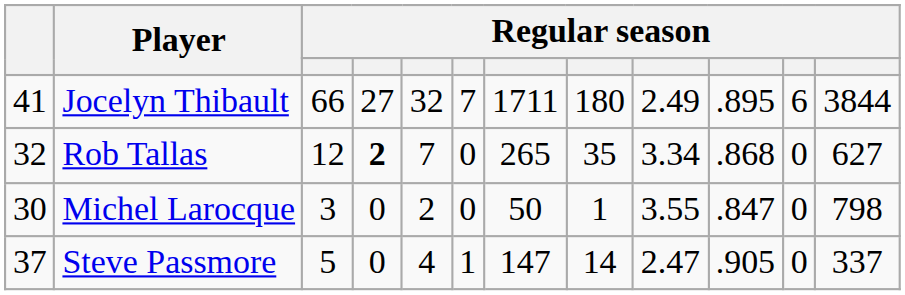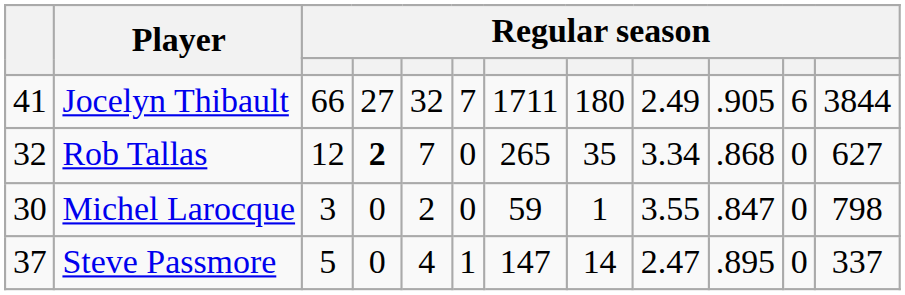(745, 100) .895 -> (745, 100) .905
(525, 208) 50 -> (525, 208) 59
(745, 262) .905 -> (745, 262) .895
